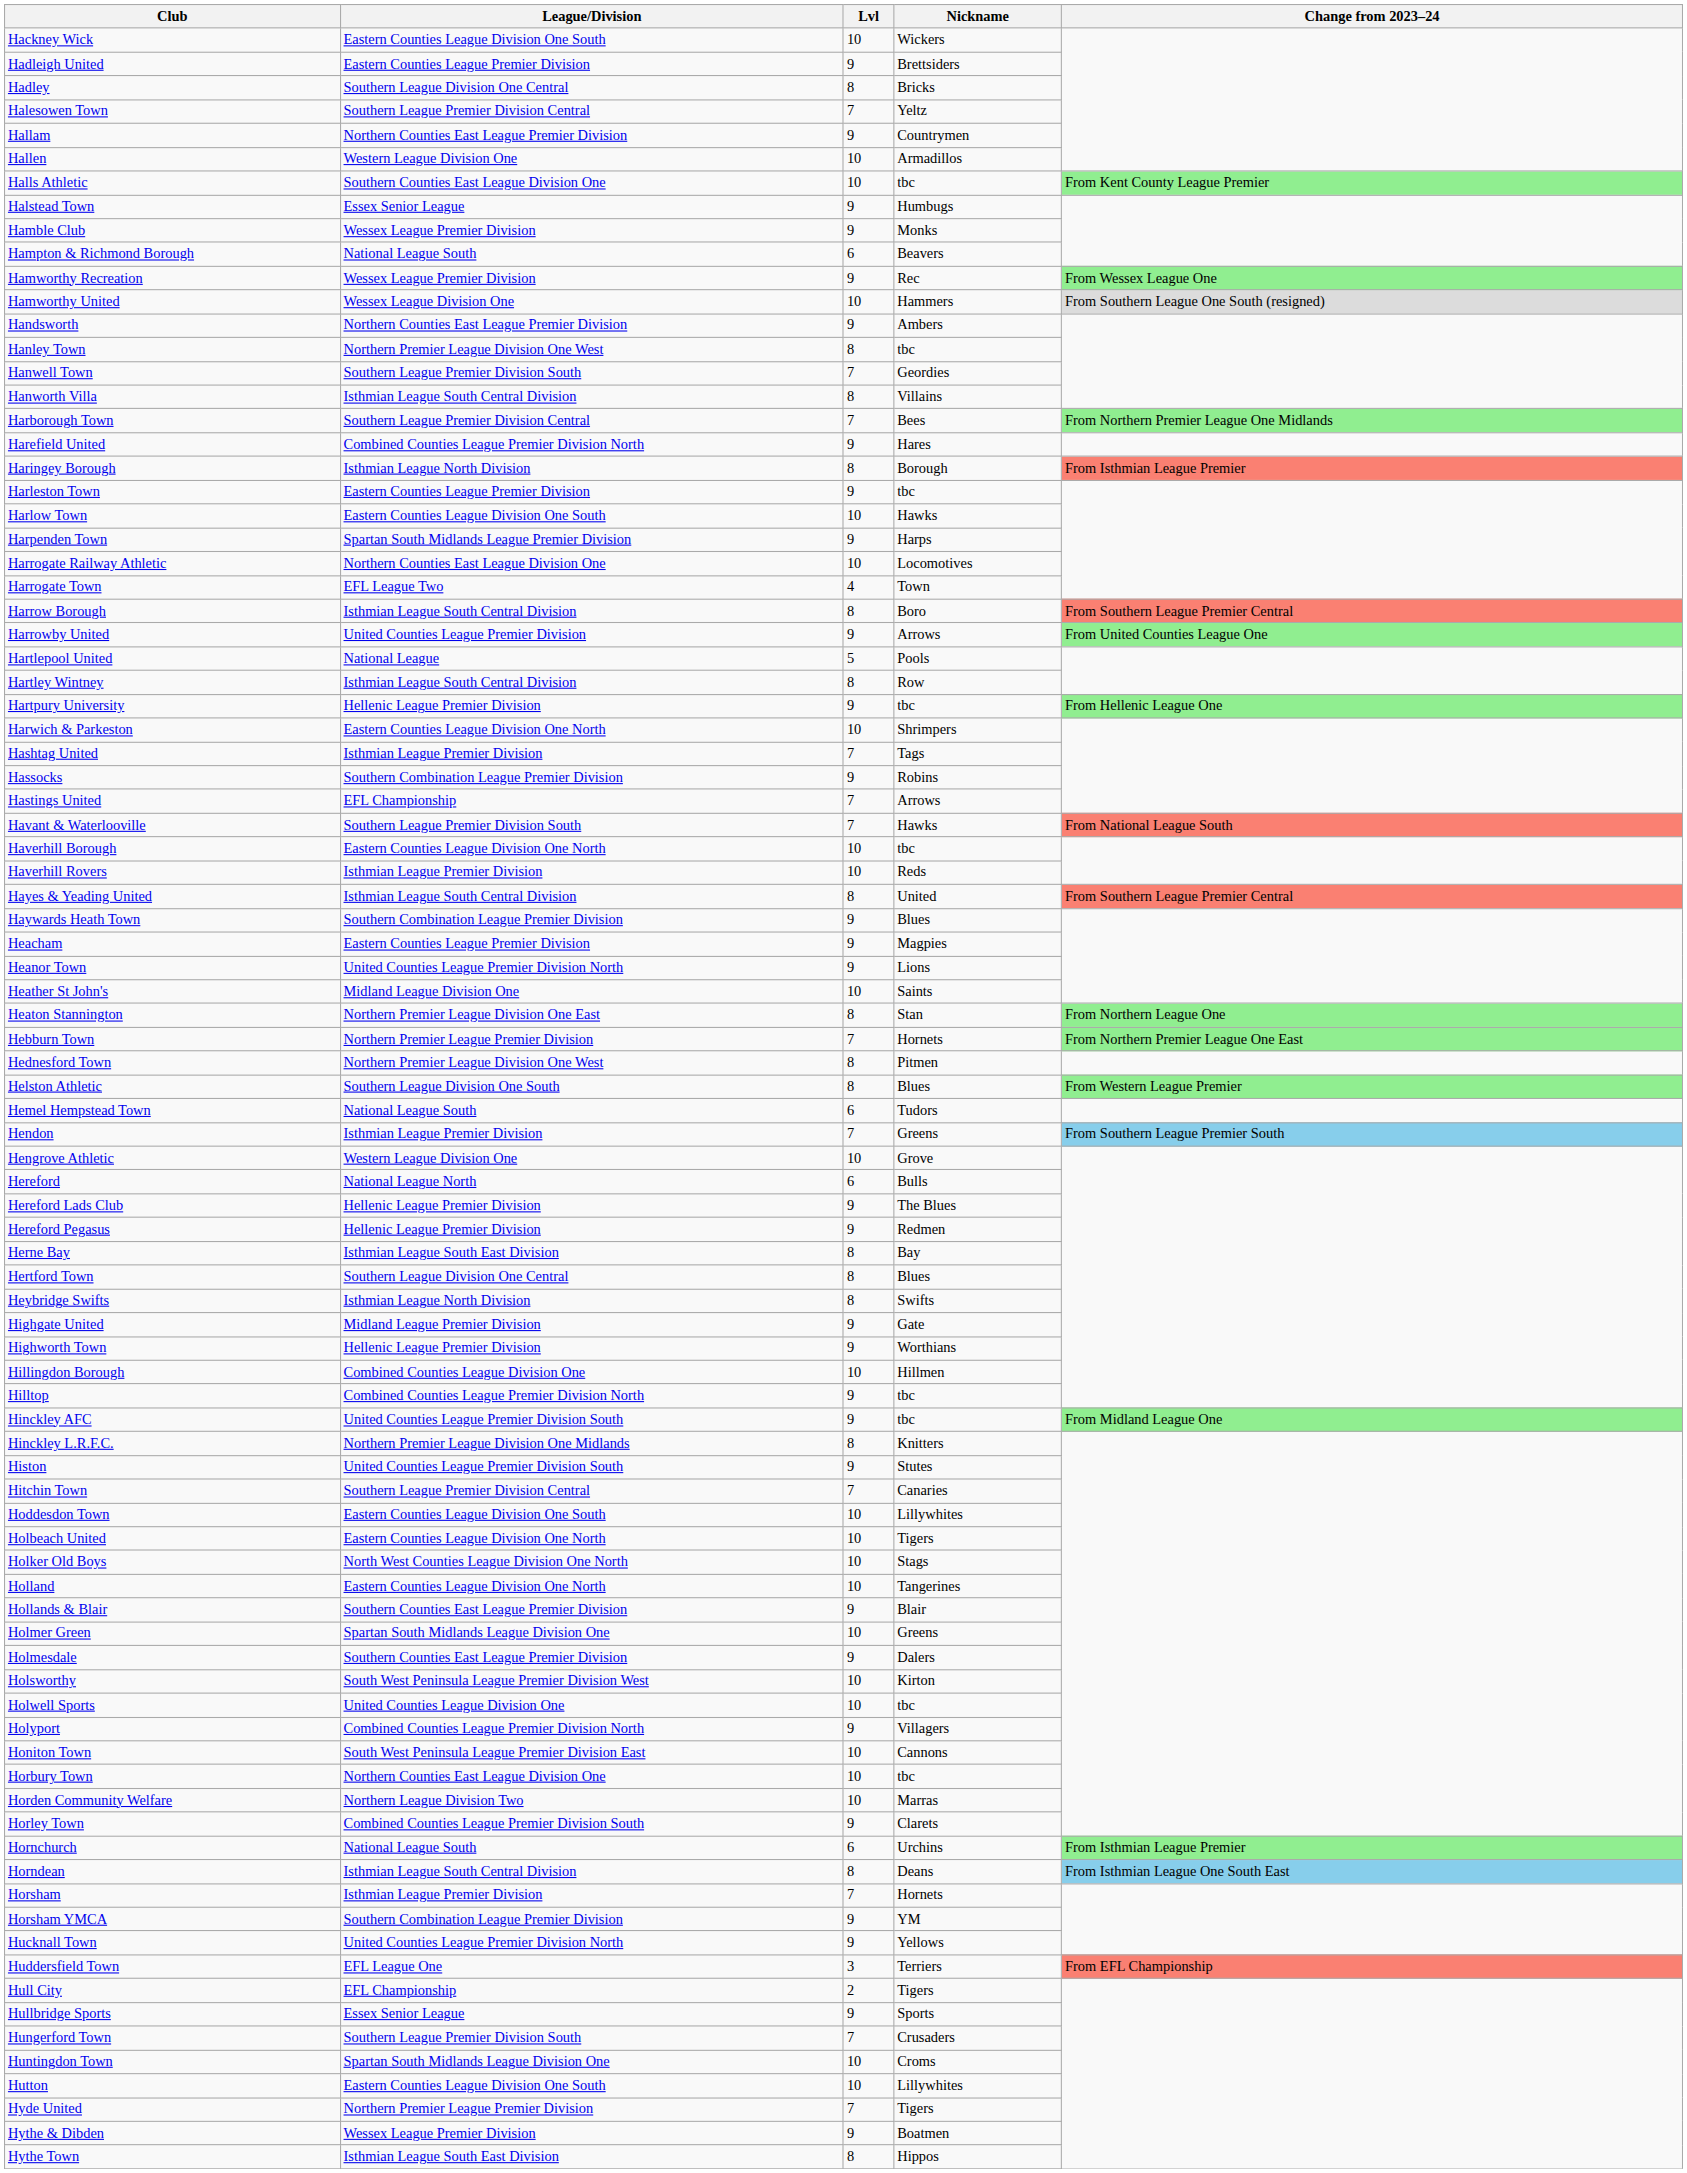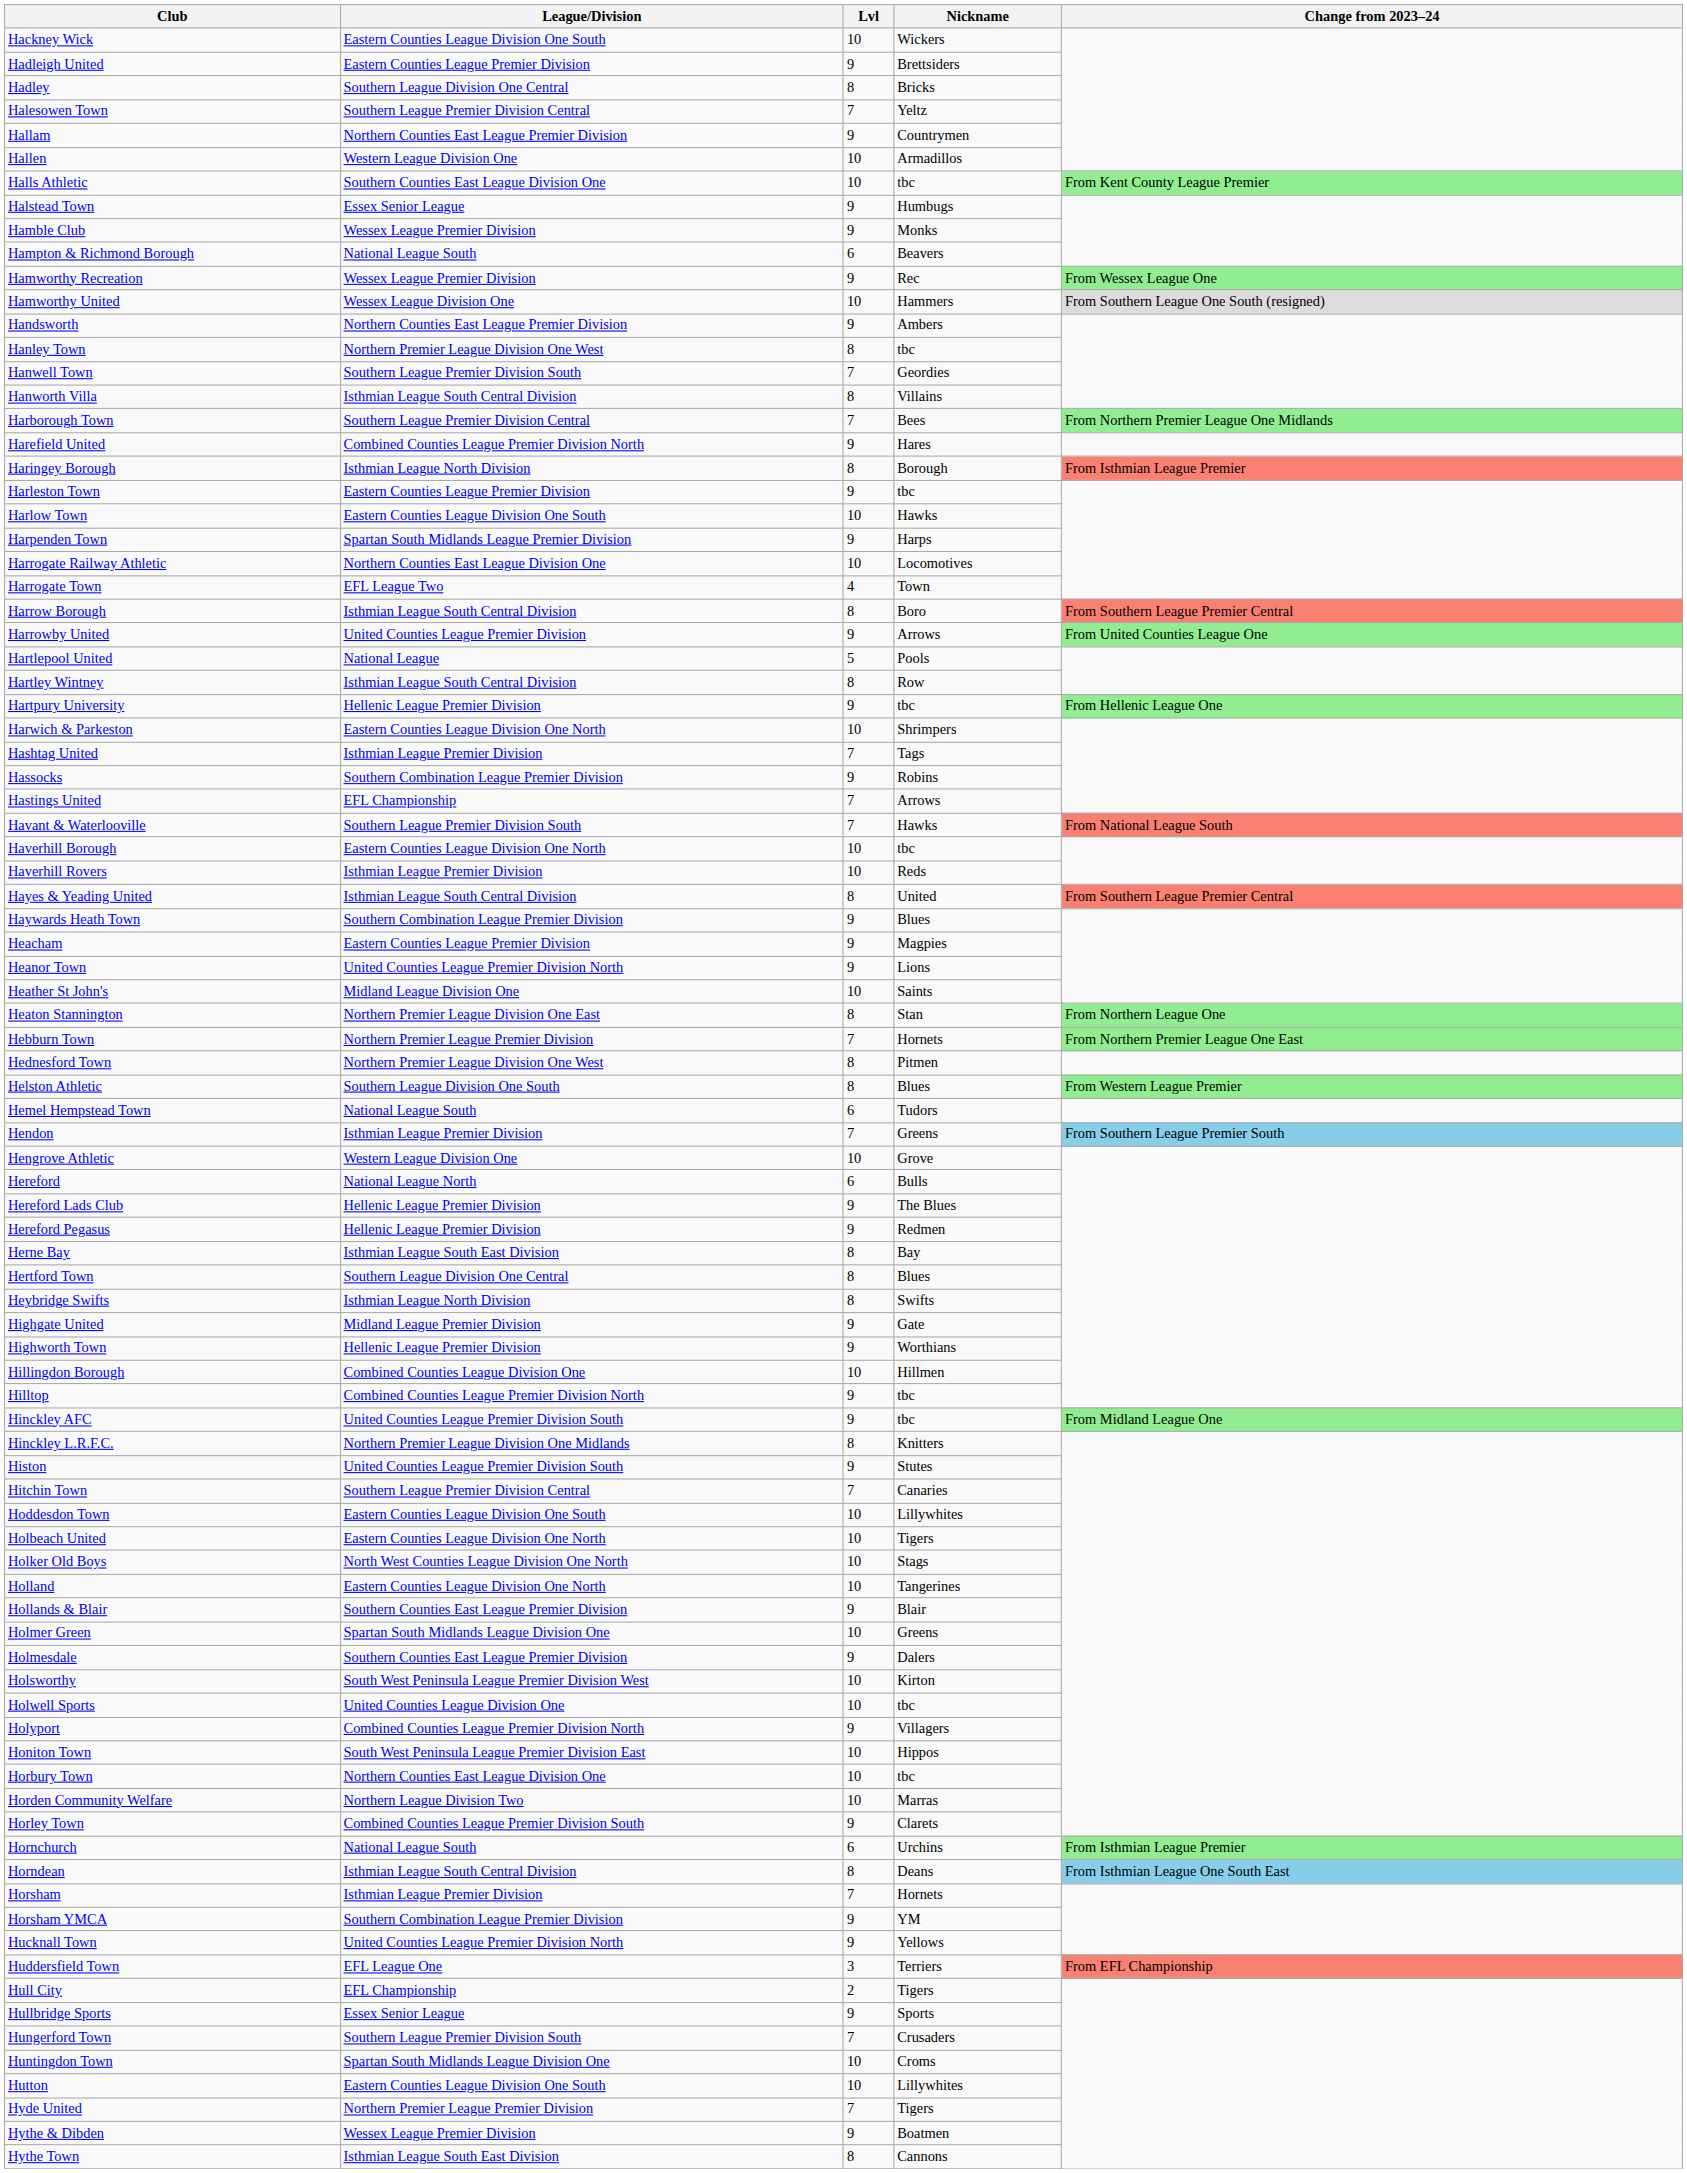(922, 1752) Cannons -> (918, 1752) Hippos
(918, 2156) Hippos -> (922, 2156) Cannons
